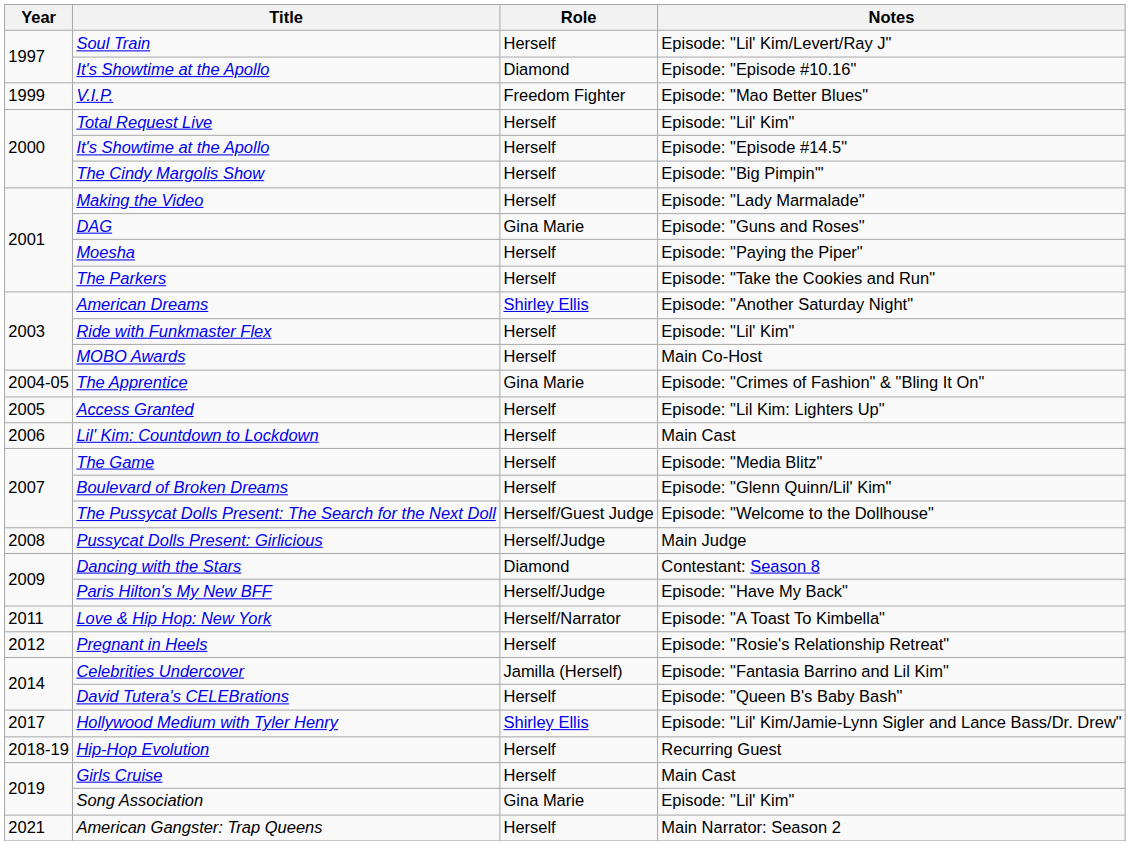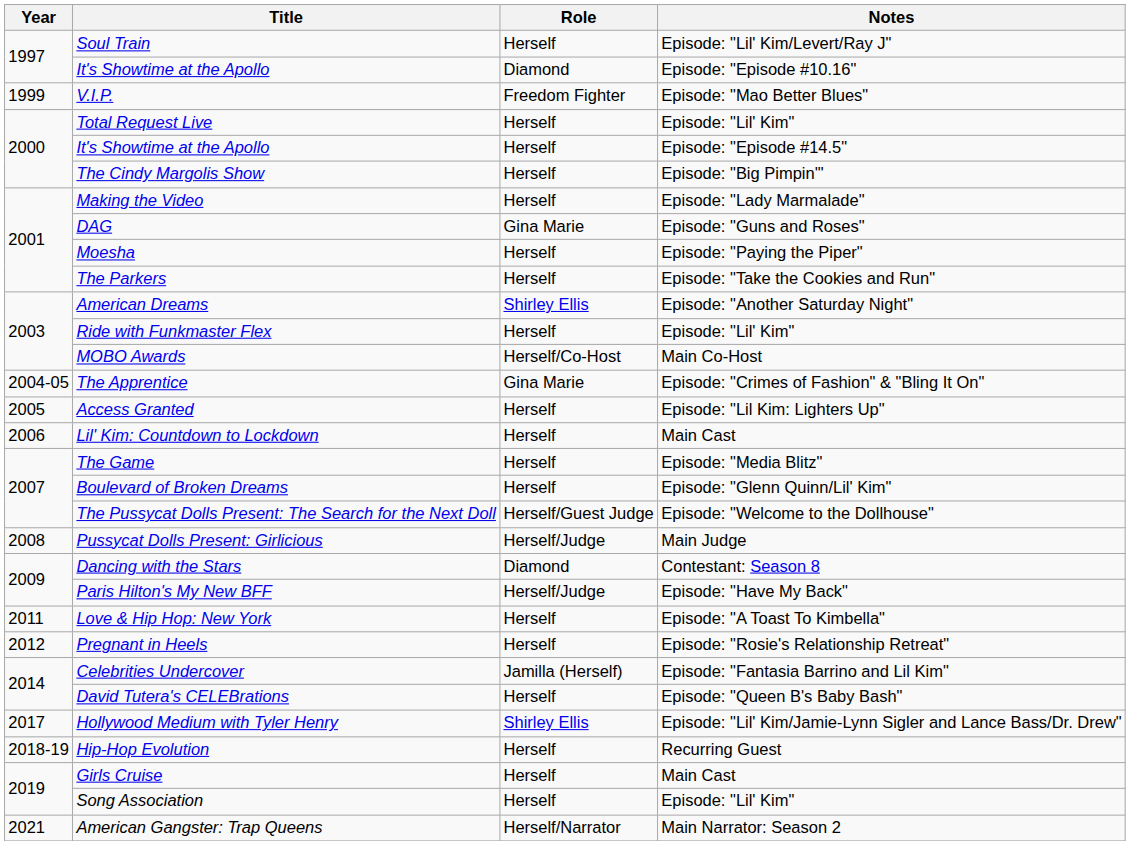(530, 357) Herself -> (562, 357) Herself/Co-Host
(562, 618) Herself/Narrator -> (530, 618) Herself
(544, 801) Gina Marie -> (530, 801) Herself
(530, 827) Herself -> (562, 827) Herself/Narrator
